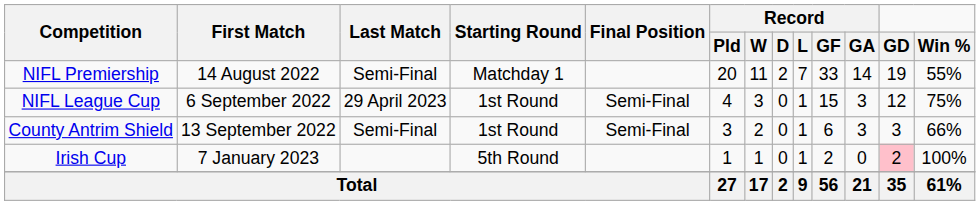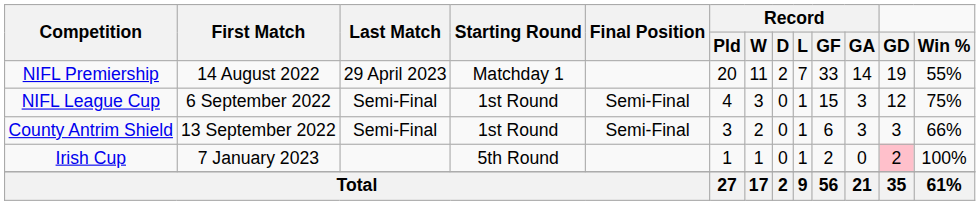(395, 74) Semi-Final -> (395, 74) 29 April 2023
(395, 102) 29 April 2023 -> (395, 102) Semi-Final
